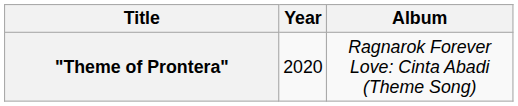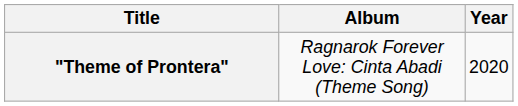columns swapped: (303, 18) <-> (420, 18)
